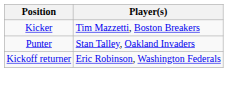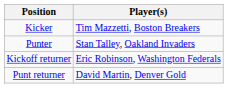+ row: (39, 75)
